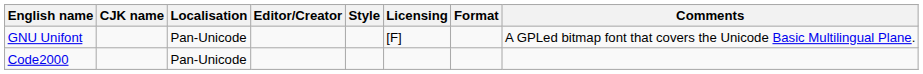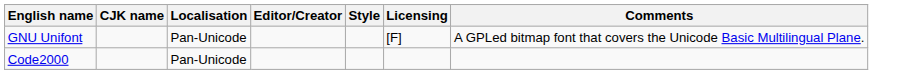- column: (476, 15)
